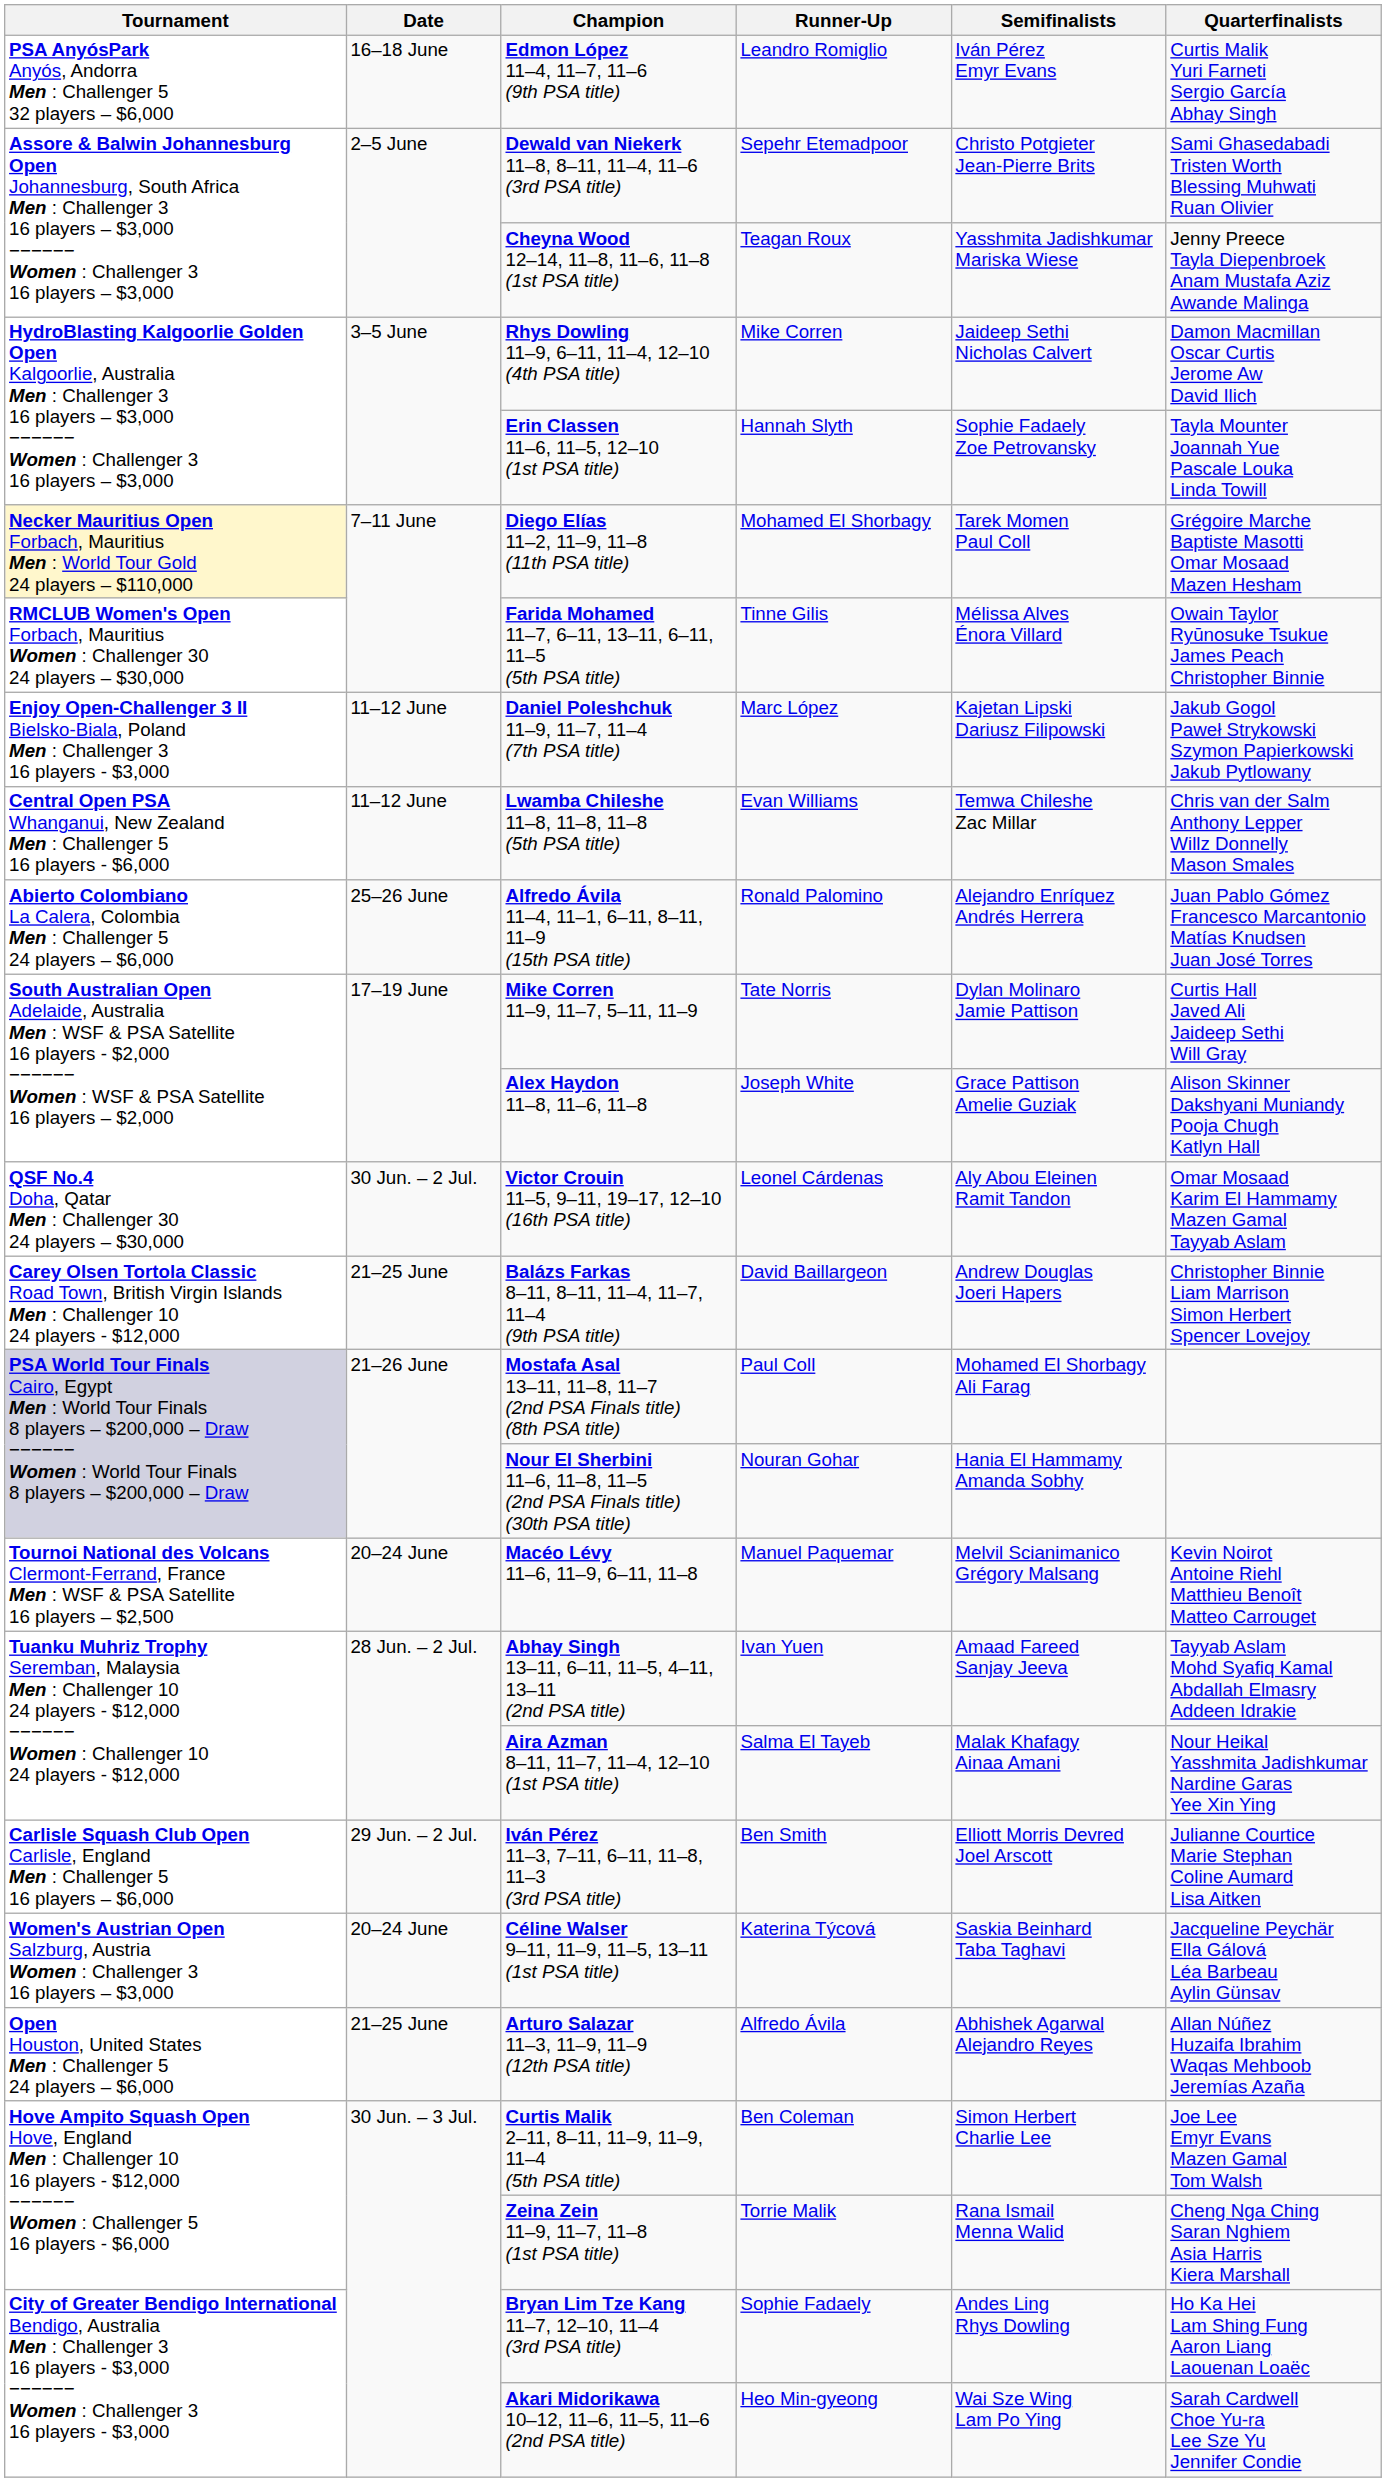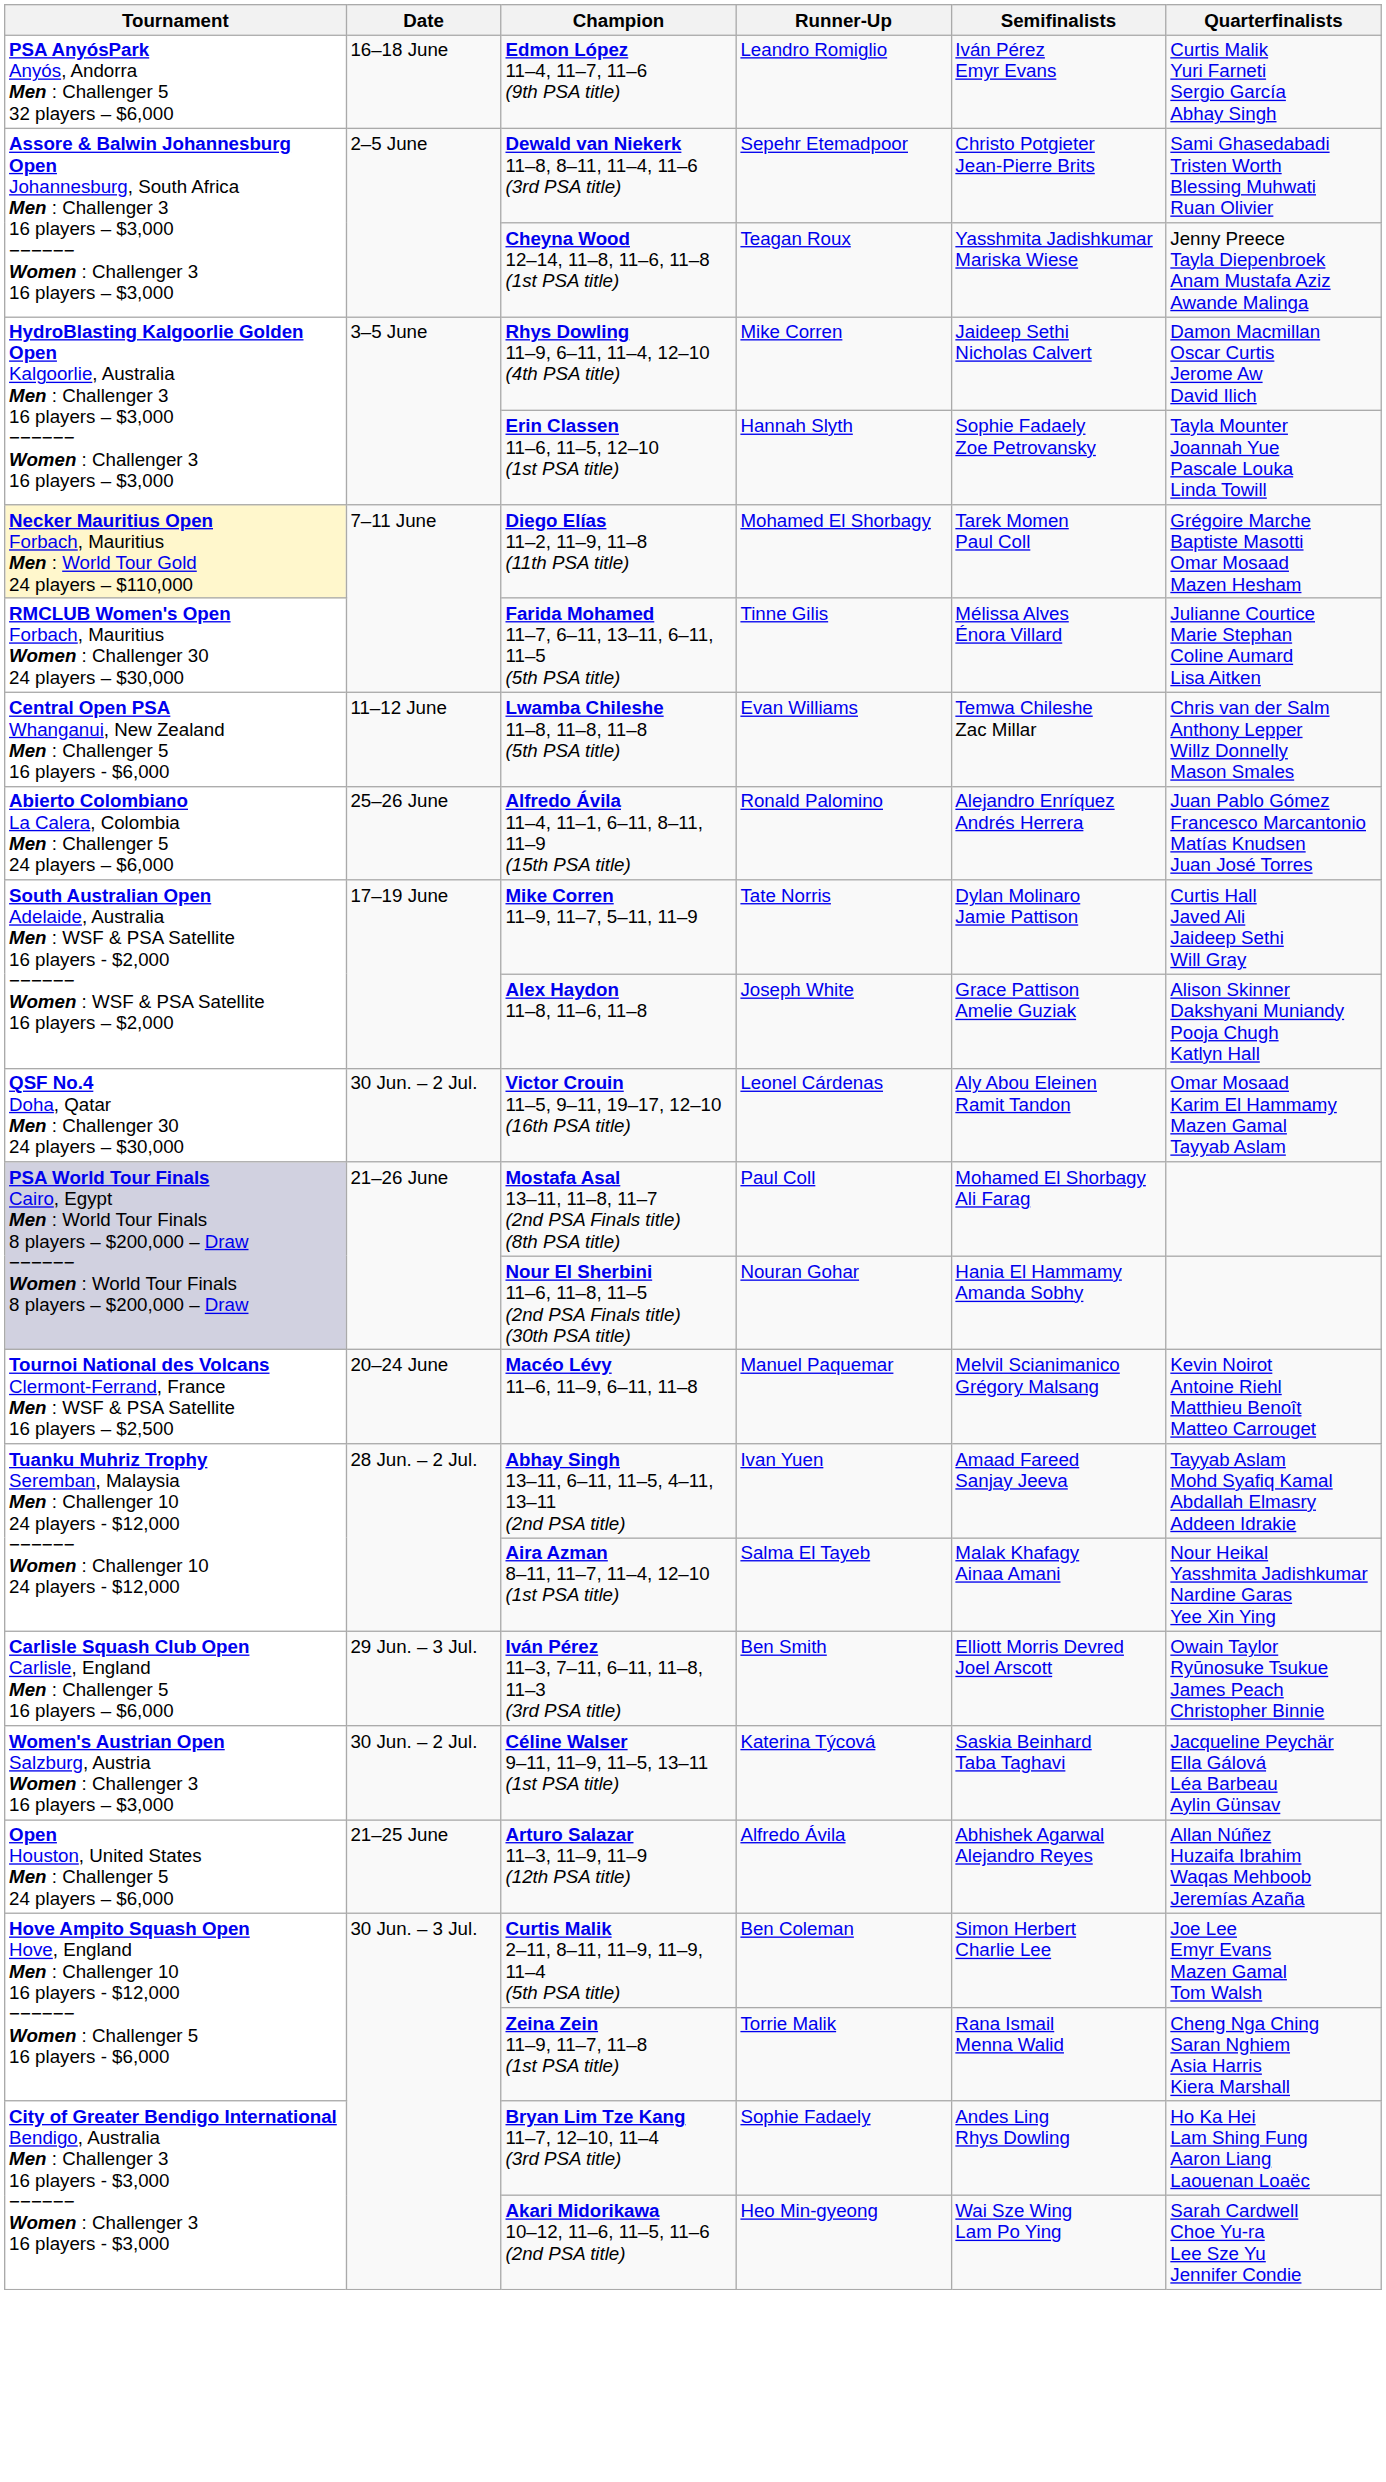(1249, 645) Owain Taylor Ryūnosuke Tsukue James Peach Christopher Binnie -> (1243, 645) Julianne Courtice Marie Stephan Coline Aumard Lisa Aitken
- row: (589, 729)
- row: (604, 1303)
(414, 1835) 29 Jun. – 2 Jul. -> (414, 1647) 29 Jun. – 3 Jul.
(1243, 1866) Julianne Courtice Marie Stephan Coline Aumard Lisa Aitken -> (1249, 1679) Owain Taylor Ryūnosuke Tsukue James Peach Christopher Binnie
(399, 1929) 20–24 June -> (414, 1741) 30 Jun. – 2 Jul.
